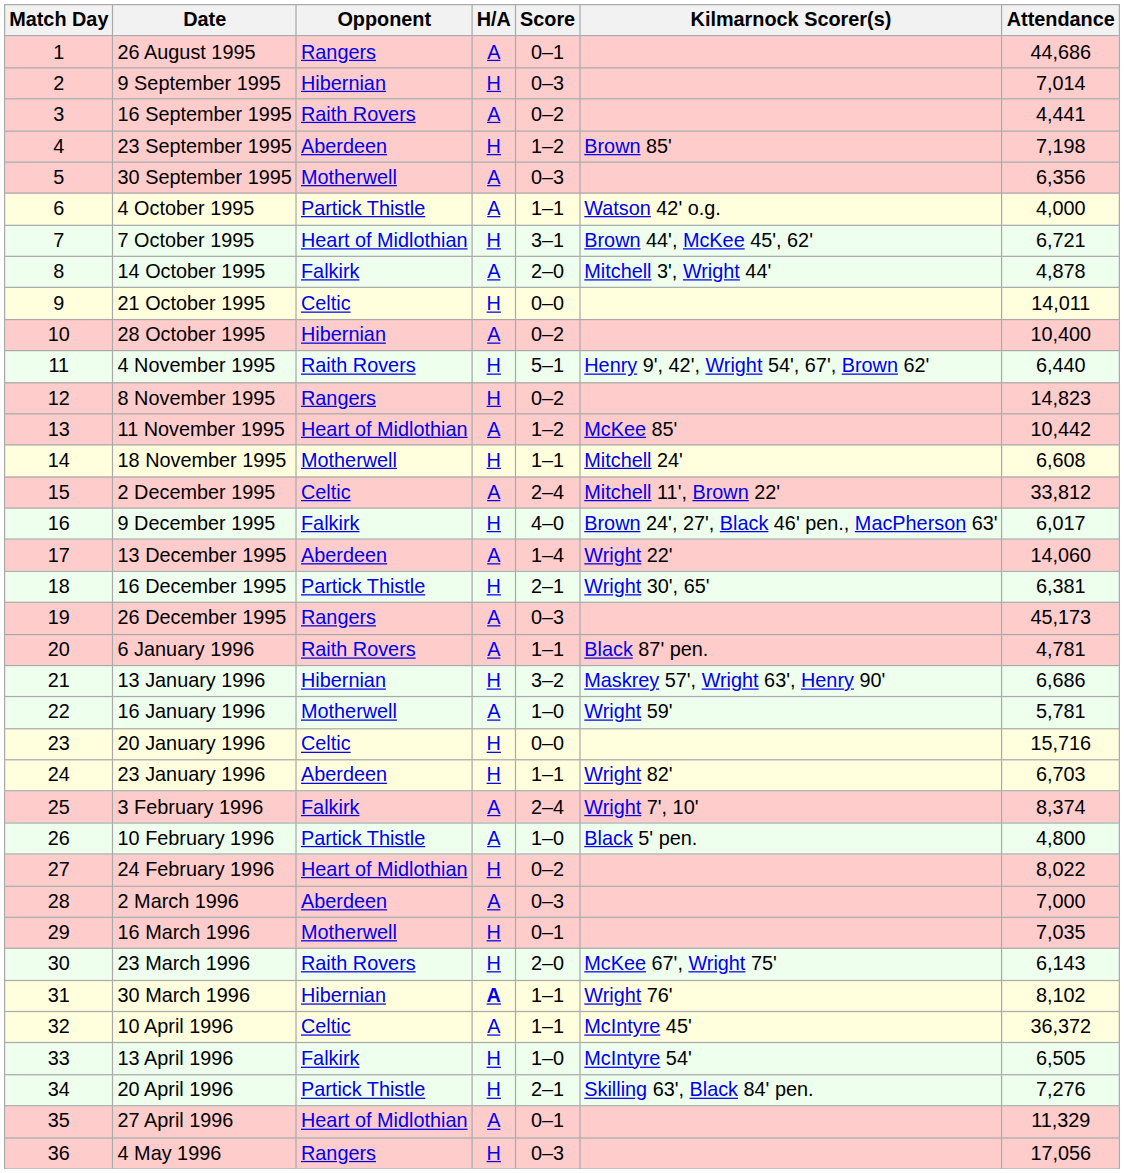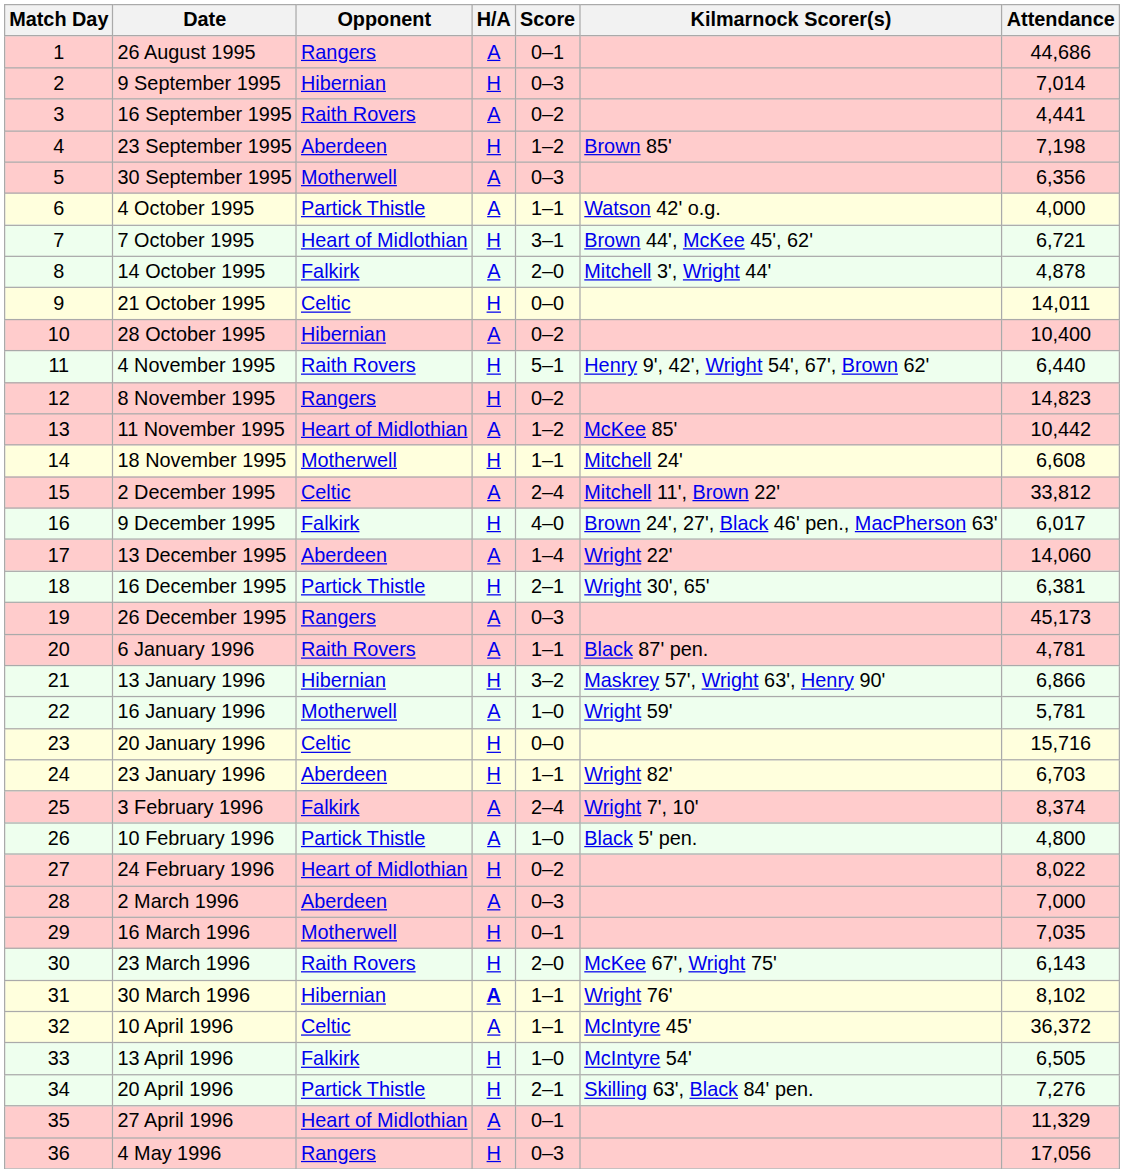(1061, 680) 6,686 -> (1061, 680) 6,866
